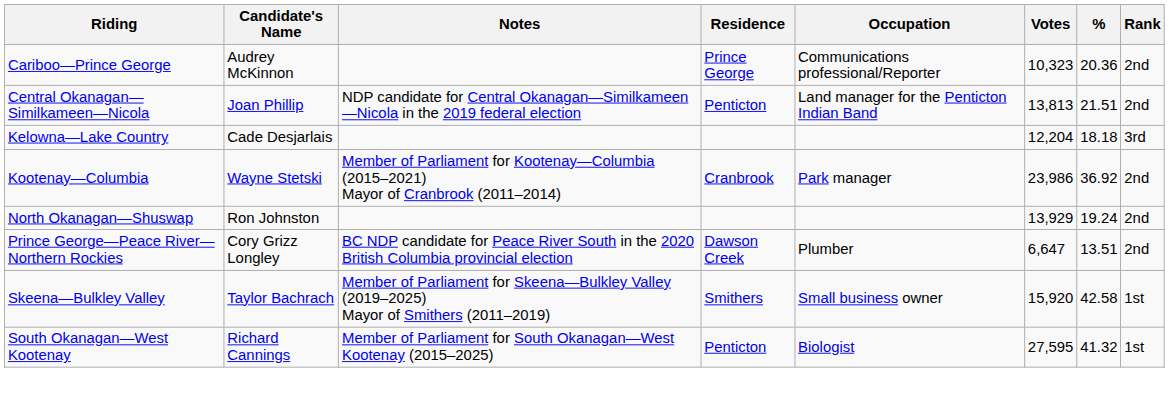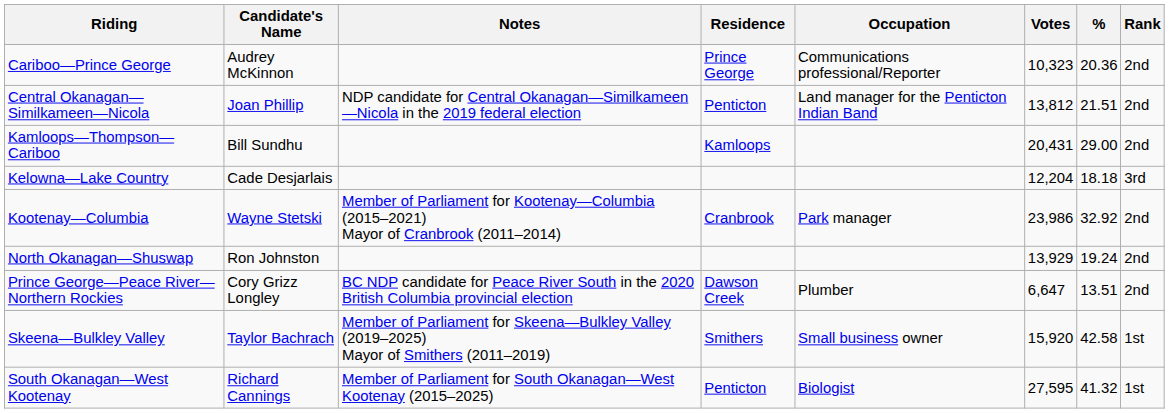(1051, 105) 13,813 -> (1051, 105) 13,812
+ row: (91, 145)
(1099, 177) 36.92 -> (1099, 217) 32.92
